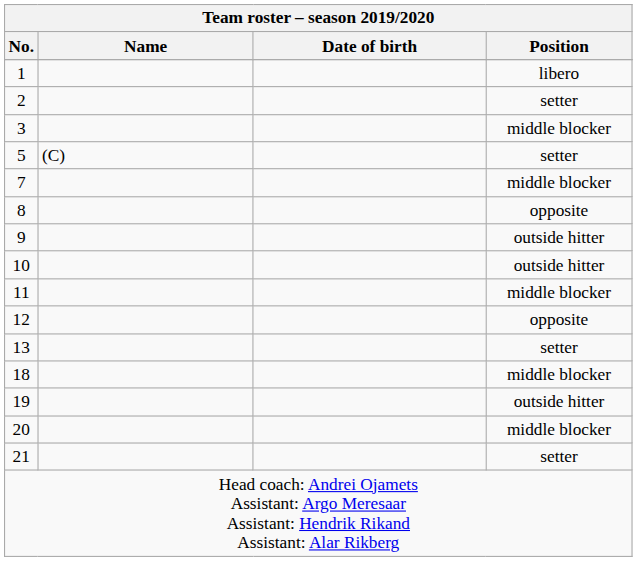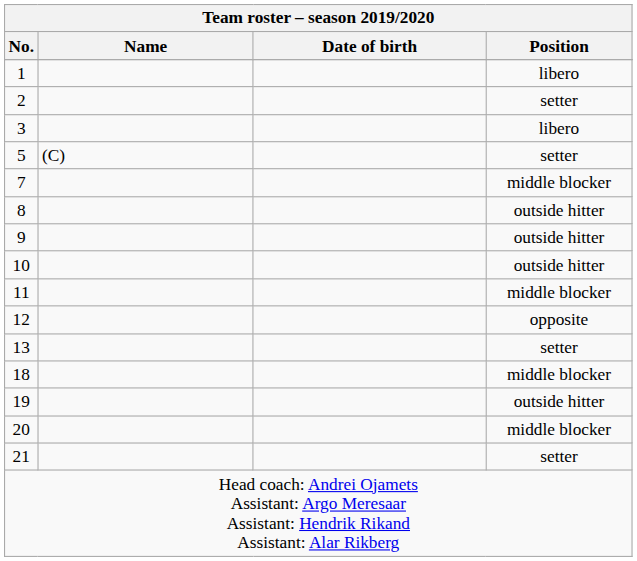(559, 127) middle blocker -> (559, 127) libero
(559, 210) opposite -> (559, 210) outside hitter
